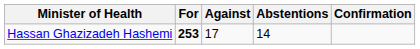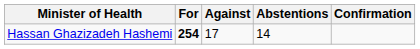(189, 34) 253 -> (189, 34) 254
